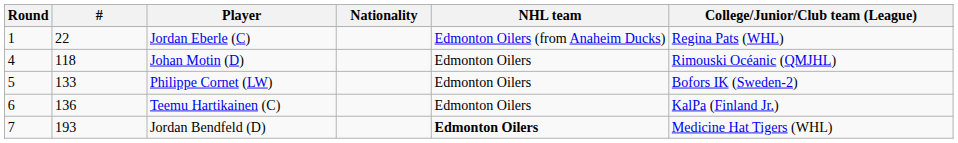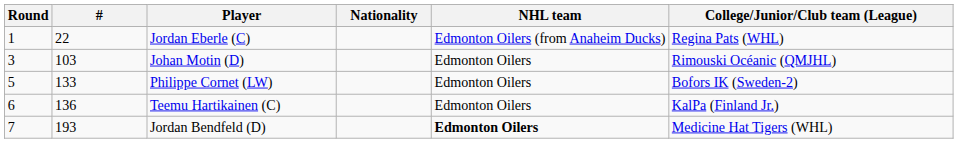(11, 60) 4 -> (11, 60) 3
(65, 60) 118 -> (66, 60) 103
